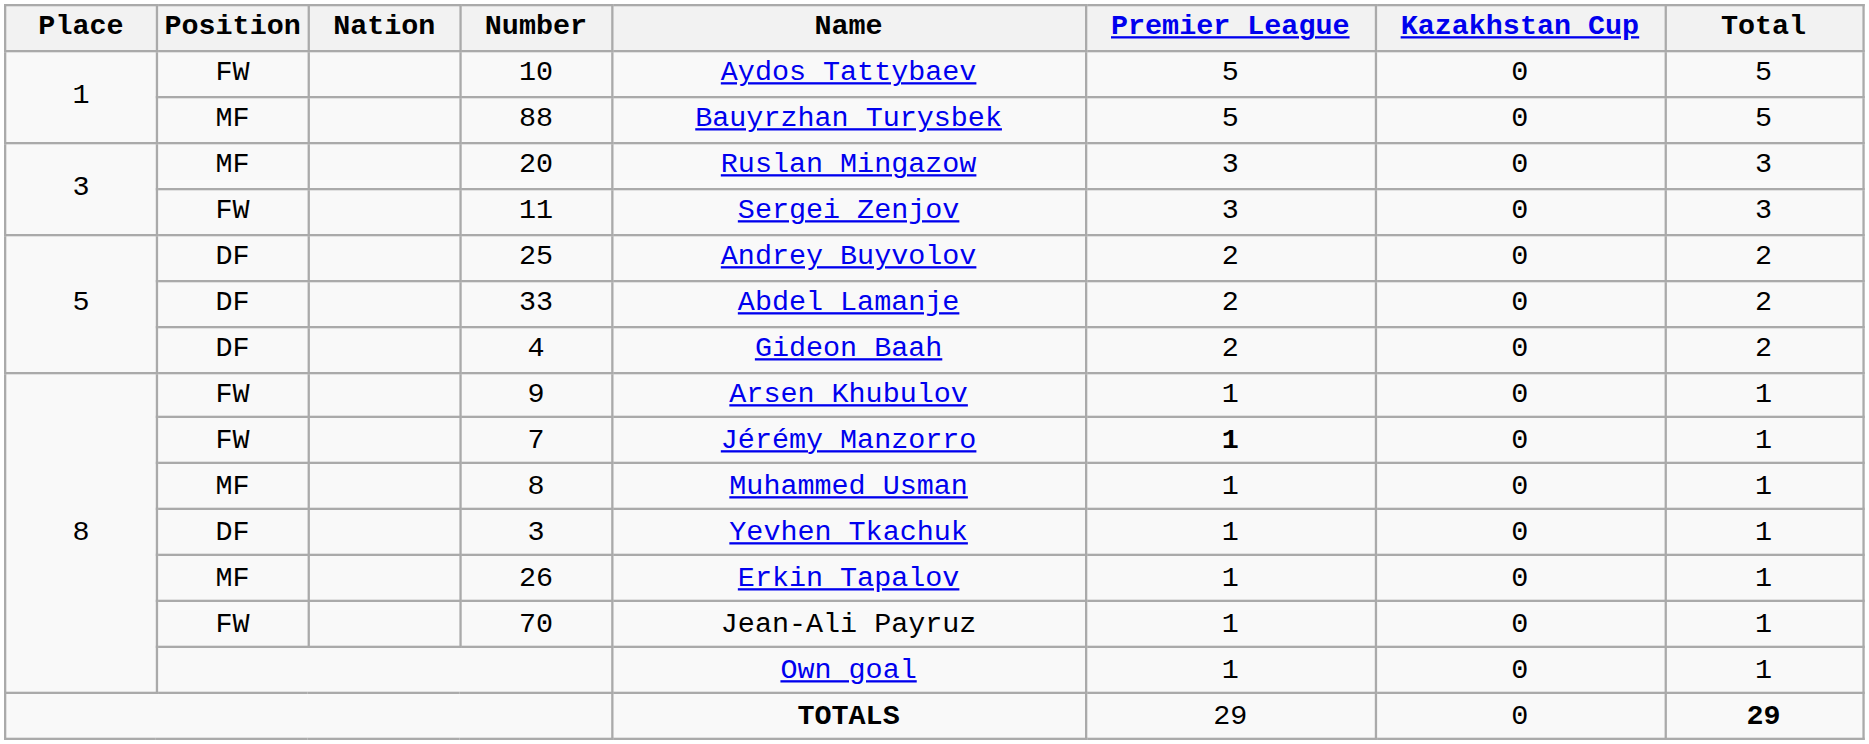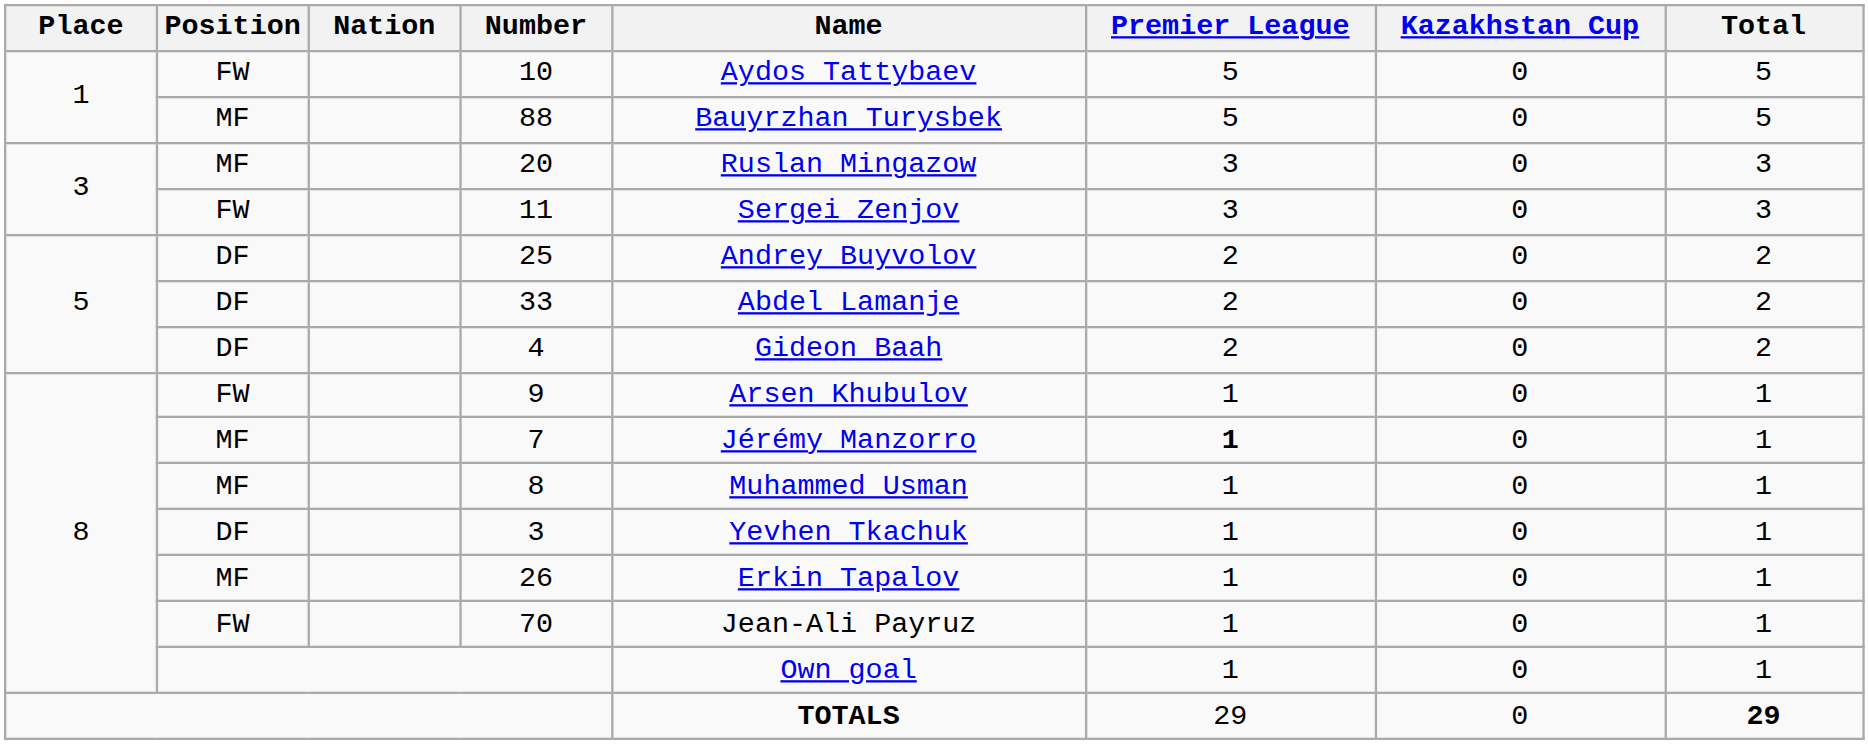(233, 441) FW -> (233, 441) MF
